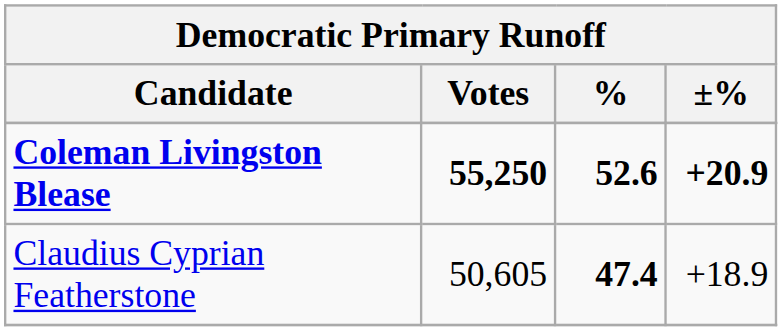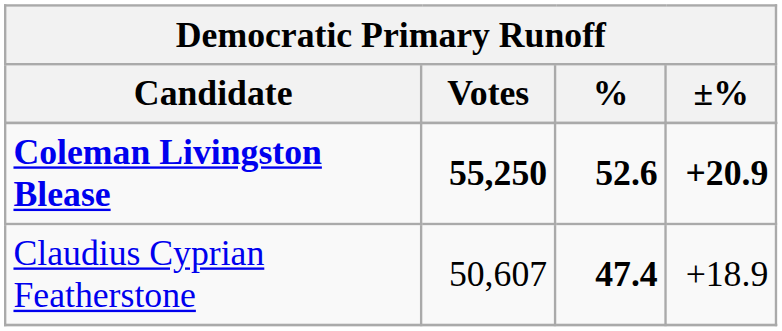(498, 274) 50,605 -> (498, 274) 50,607
